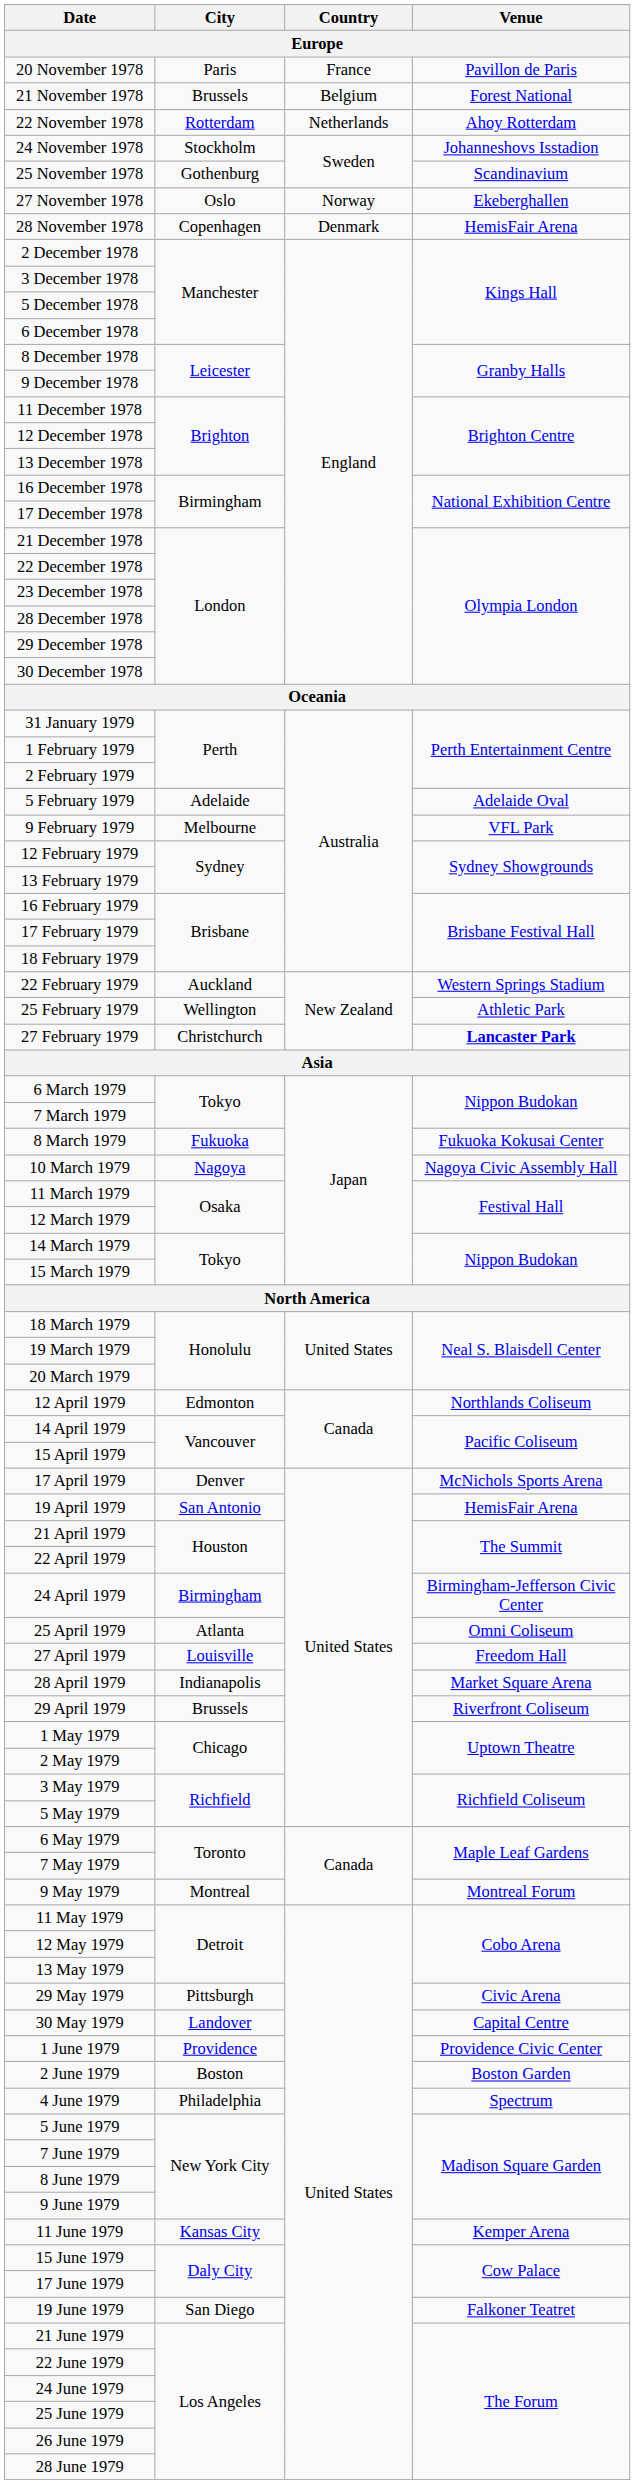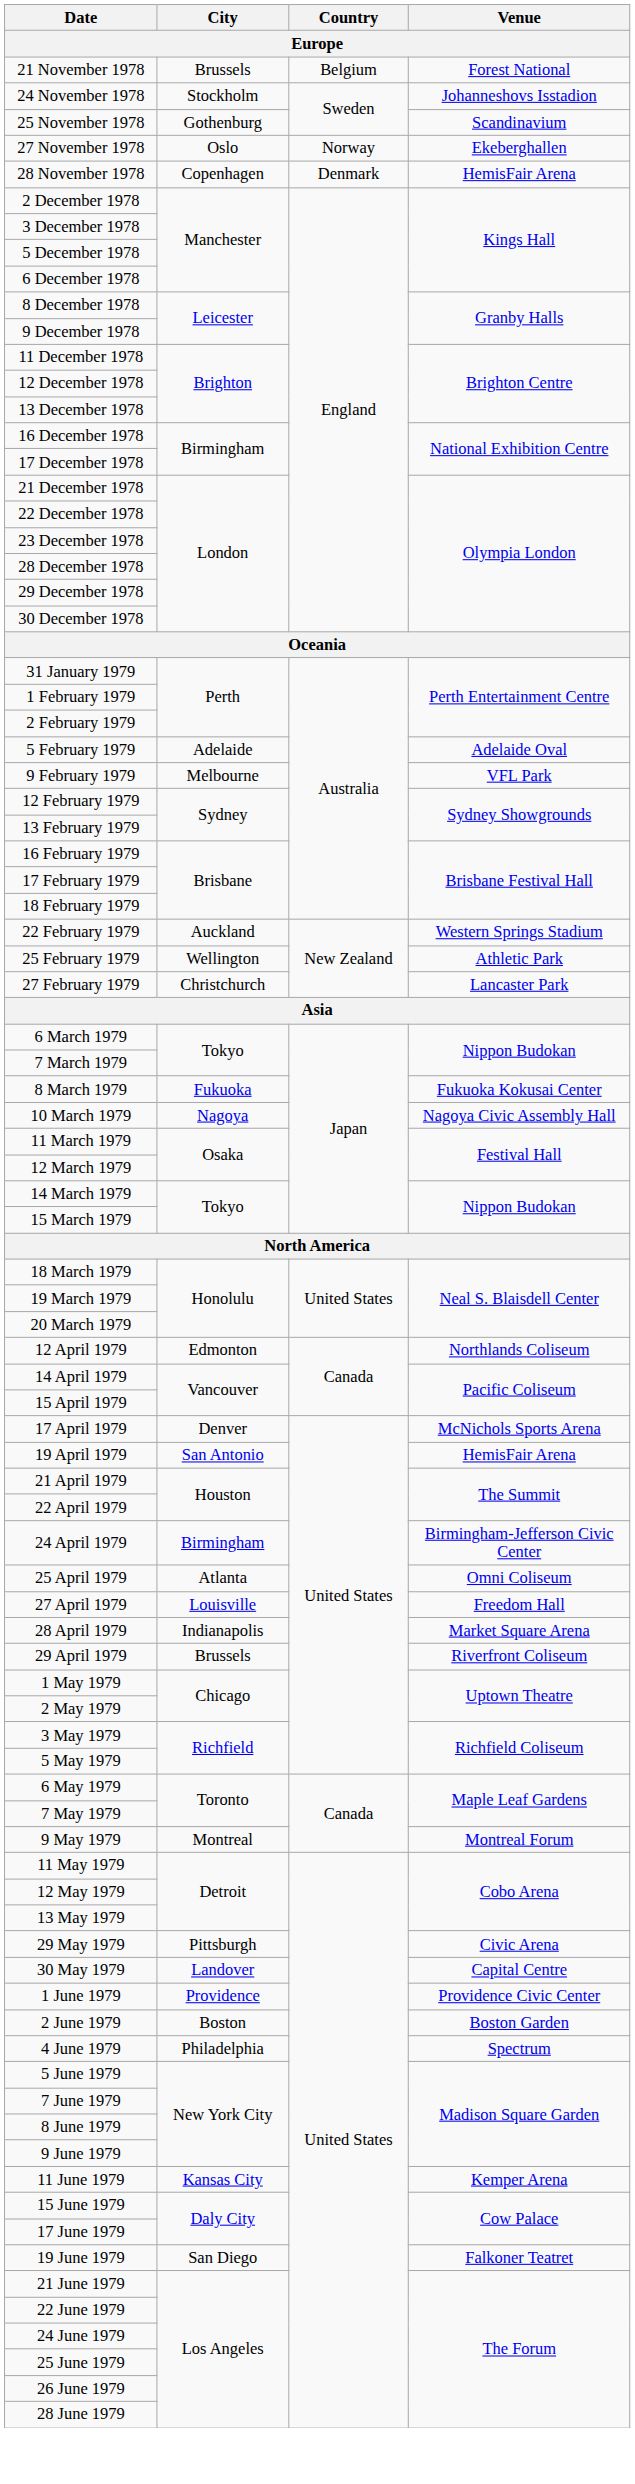- row: (80, 69)
- row: (80, 122)
(521, 1036) bold -> (519, 984) normal
